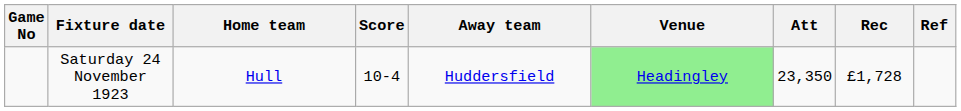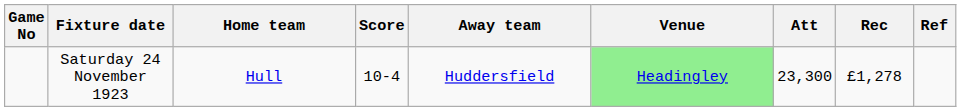(805, 77) 23,350 -> (805, 77) 23,300
(874, 77) £1,728 -> (874, 77) £1,278
